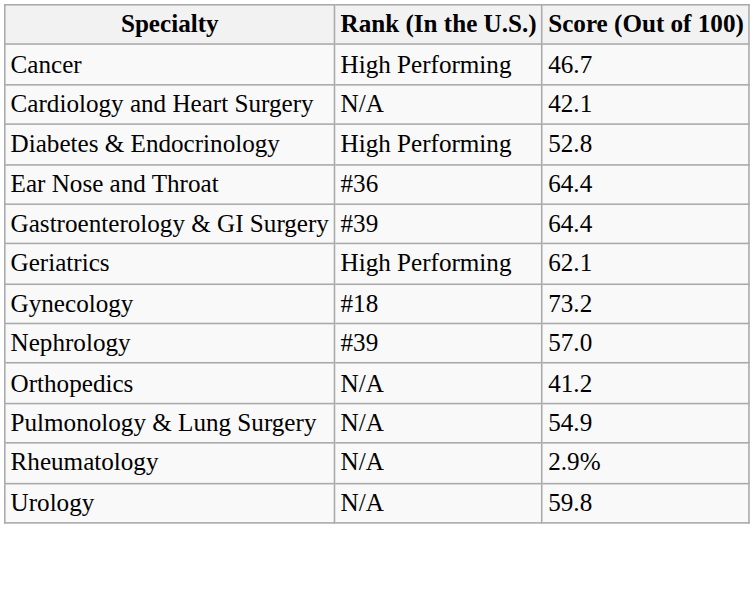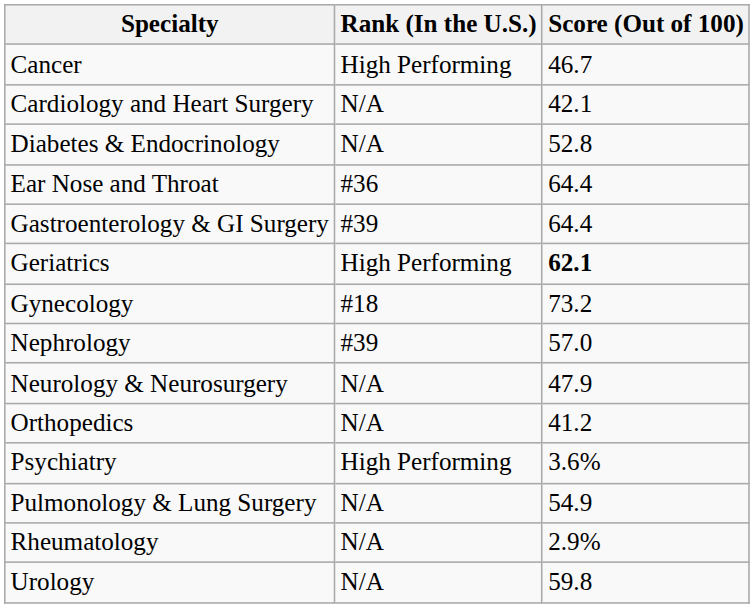(426, 143) High Performing -> (362, 143) N/A
(570, 263) normal -> (570, 263) bold
+ row: (149, 382)
+ row: (64, 462)
